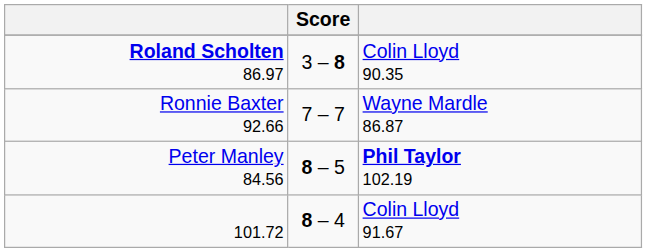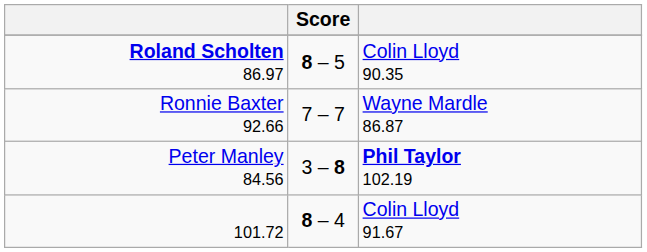(323, 61) 3 – 8 -> (323, 61) 8 – 5
(323, 167) 8 – 5 -> (323, 167) 3 – 8
